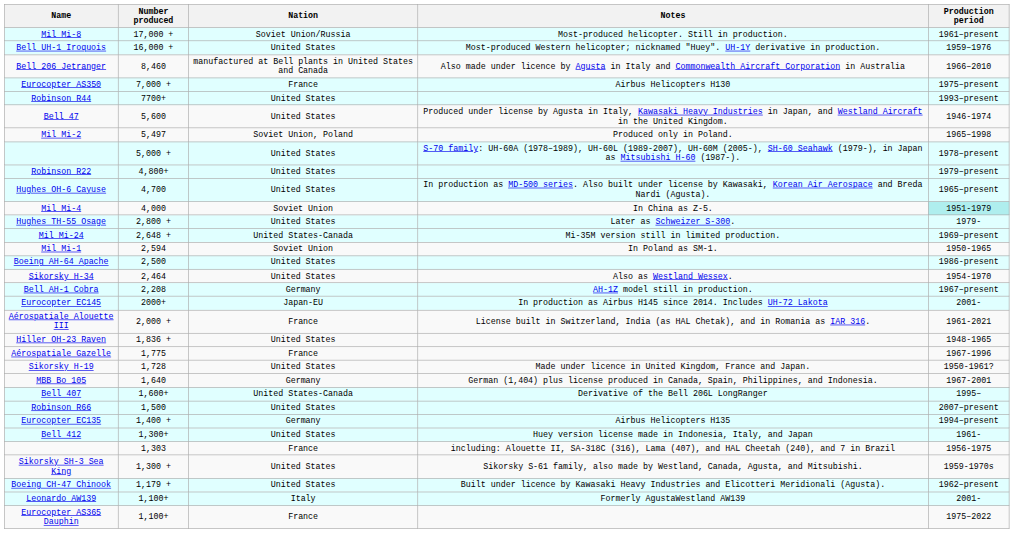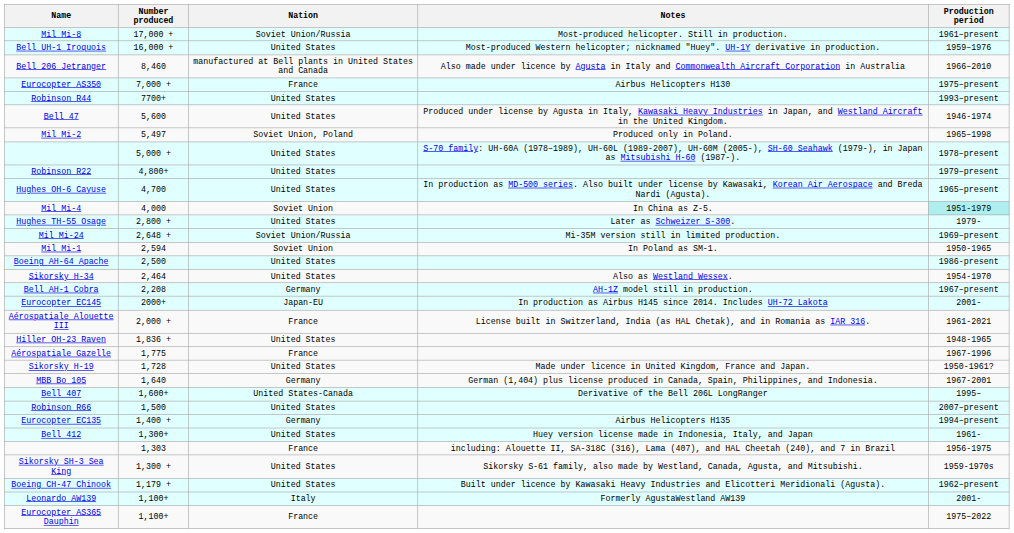(303, 235) United States-Canada -> (303, 235) Soviet Union/Russia
